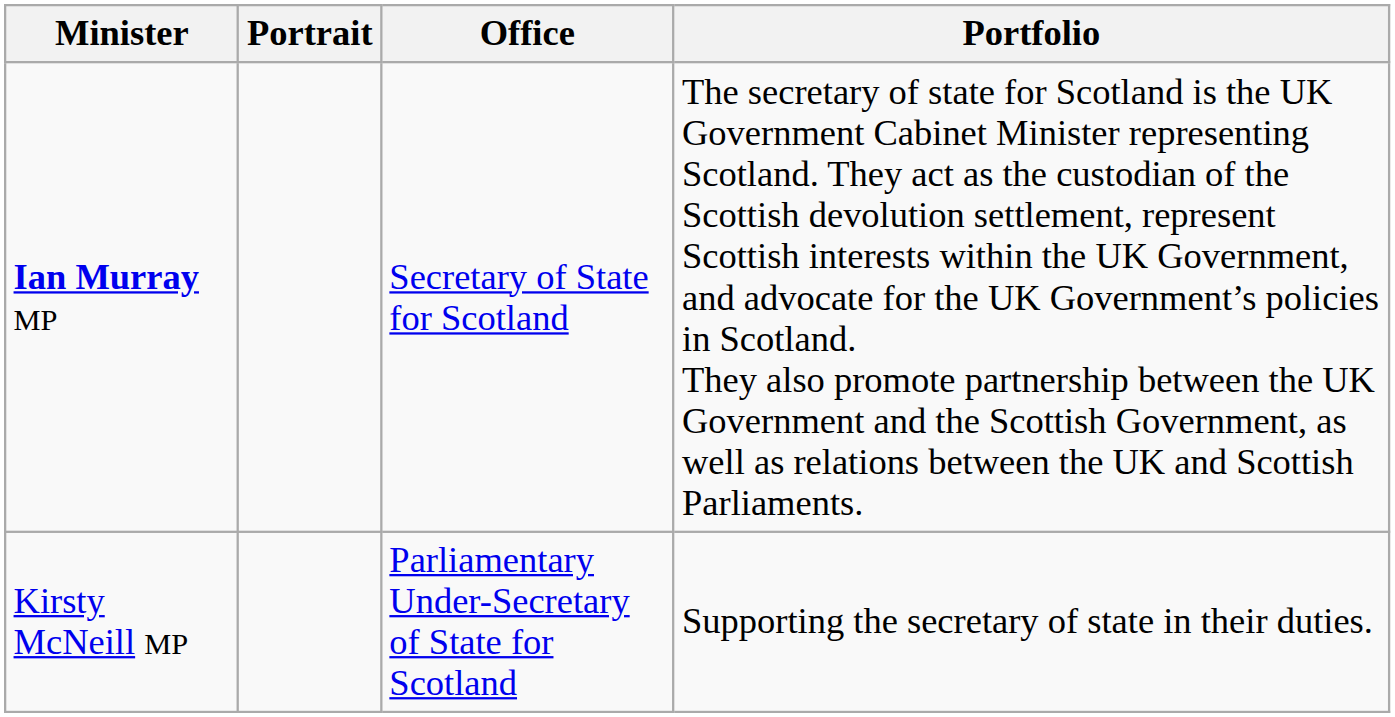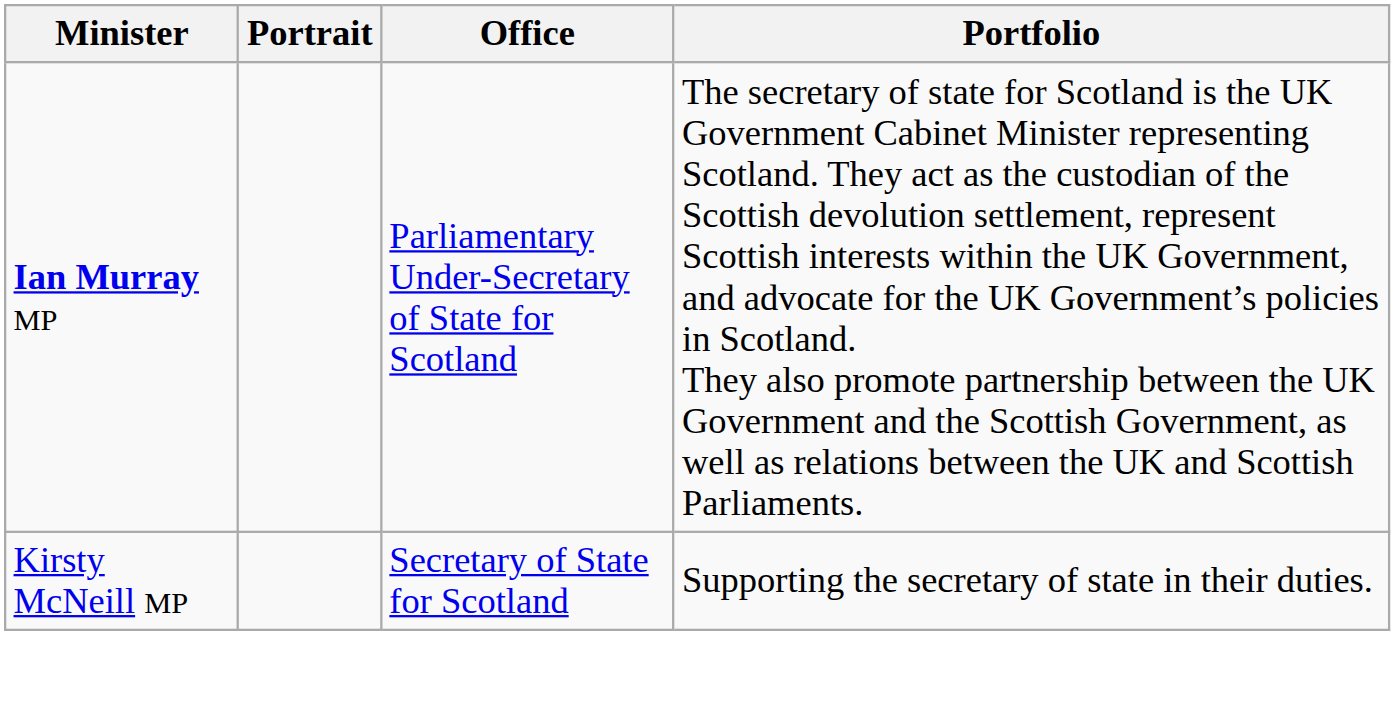(519, 296) Secretary of State for Scotland -> (510, 296) Parliamentary Under-Secretary of State for Scotland
(510, 621) Parliamentary Under-Secretary of State for Scotland -> (519, 580) Secretary of State for Scotland
